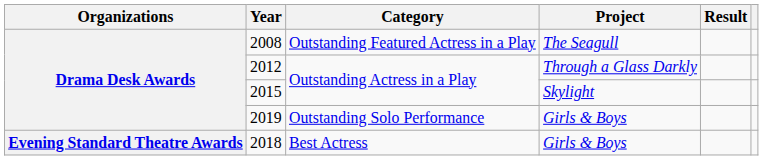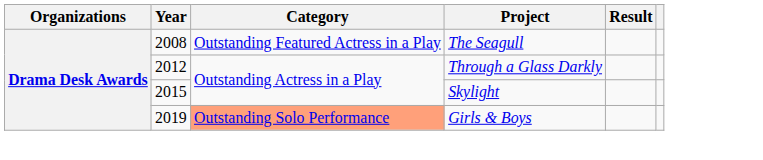(387, 117) no background -> (292, 117) lightsalmon background
- row: (266, 142)
